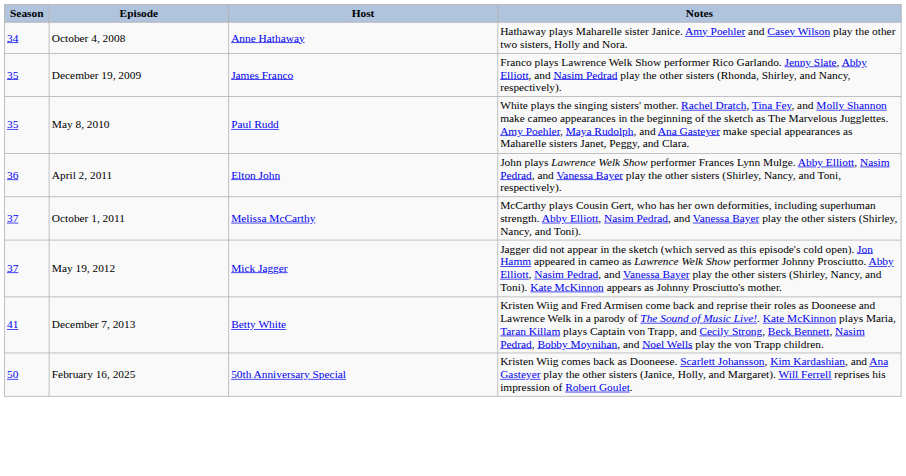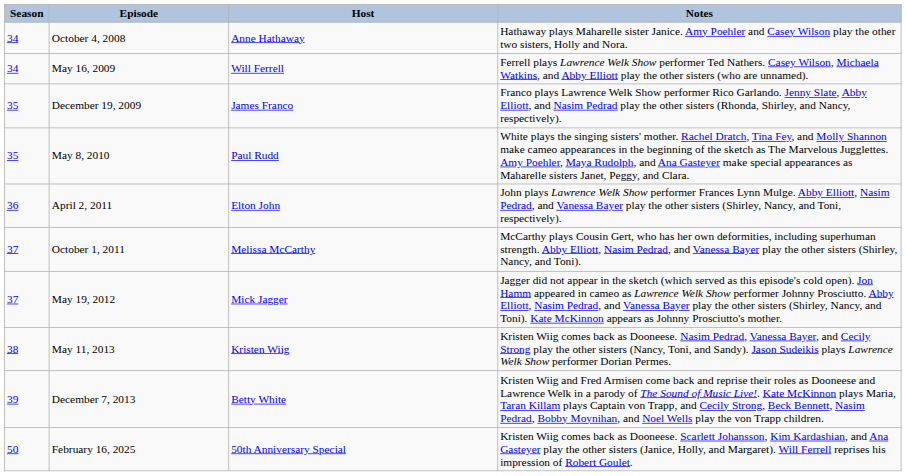+ row: (84, 68)
+ row: (83, 349)
(13, 324) 41 -> (13, 399) 39
